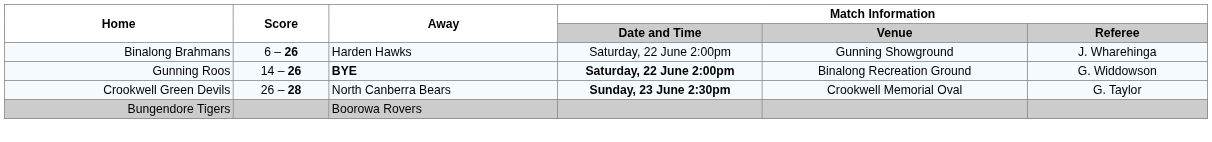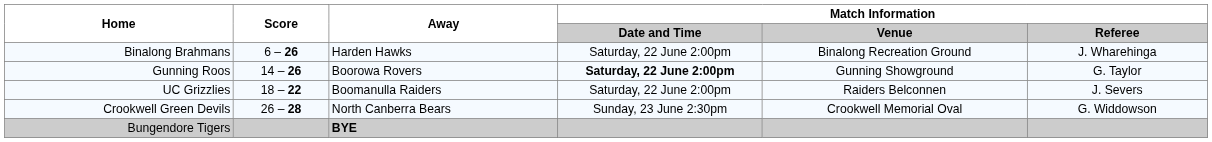(895, 52) Gunning Showground -> (895, 52) Binalong Recreation Ground
(344, 71) BYE -> (377, 70) Boorowa Rovers
(895, 70) Binalong Recreation Ground -> (895, 70) Gunning Showground
(1117, 70) G. Widdowson -> (1117, 70) G. Taylor
+ row: (197, 90)
(660, 89) bold -> (660, 108) normal
(1117, 90) G. Taylor -> (1117, 108) G. Widdowson
(377, 108) Boorowa Rovers -> (344, 127) BYE
